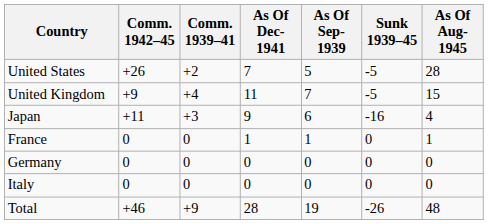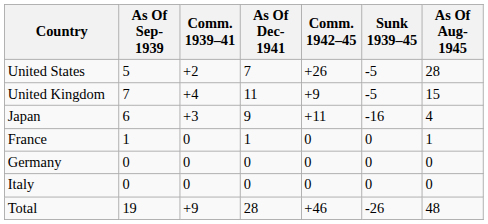columns swapped: (331, 32) <-> (149, 32)
